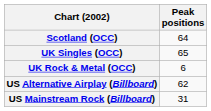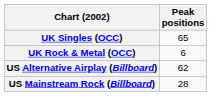- row: (82, 38)
(183, 99) 31 -> (183, 83) 28
